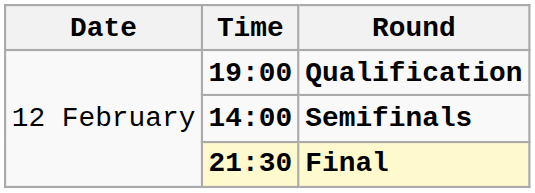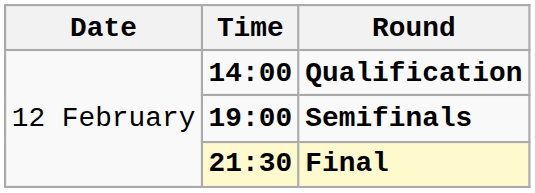(250, 73) 19:00 -> (250, 73) 14:00
(250, 118) 14:00 -> (250, 118) 19:00
